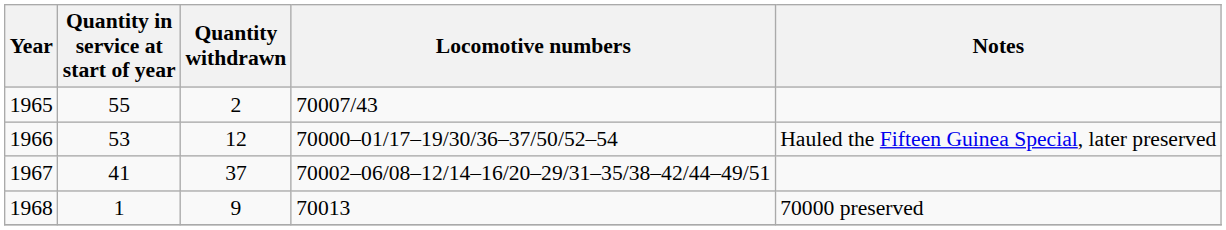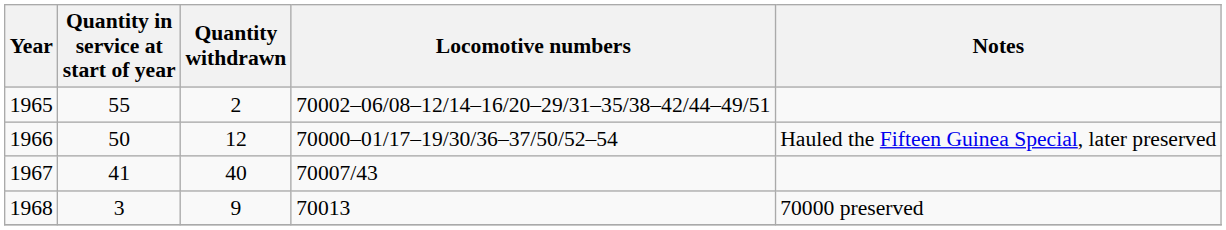(337, 104) 70007/43 -> (533, 104) 70002–06/08–12/14–16/20–29/31–35/38–42/44–49/51
(119, 138) 53 -> (119, 138) 50
(236, 172) 37 -> (236, 172) 40
(533, 172) 70002–06/08–12/14–16/20–29/31–35/38–42/44–49/51 -> (337, 172) 70007/43
(119, 207) 1 -> (119, 207) 3
